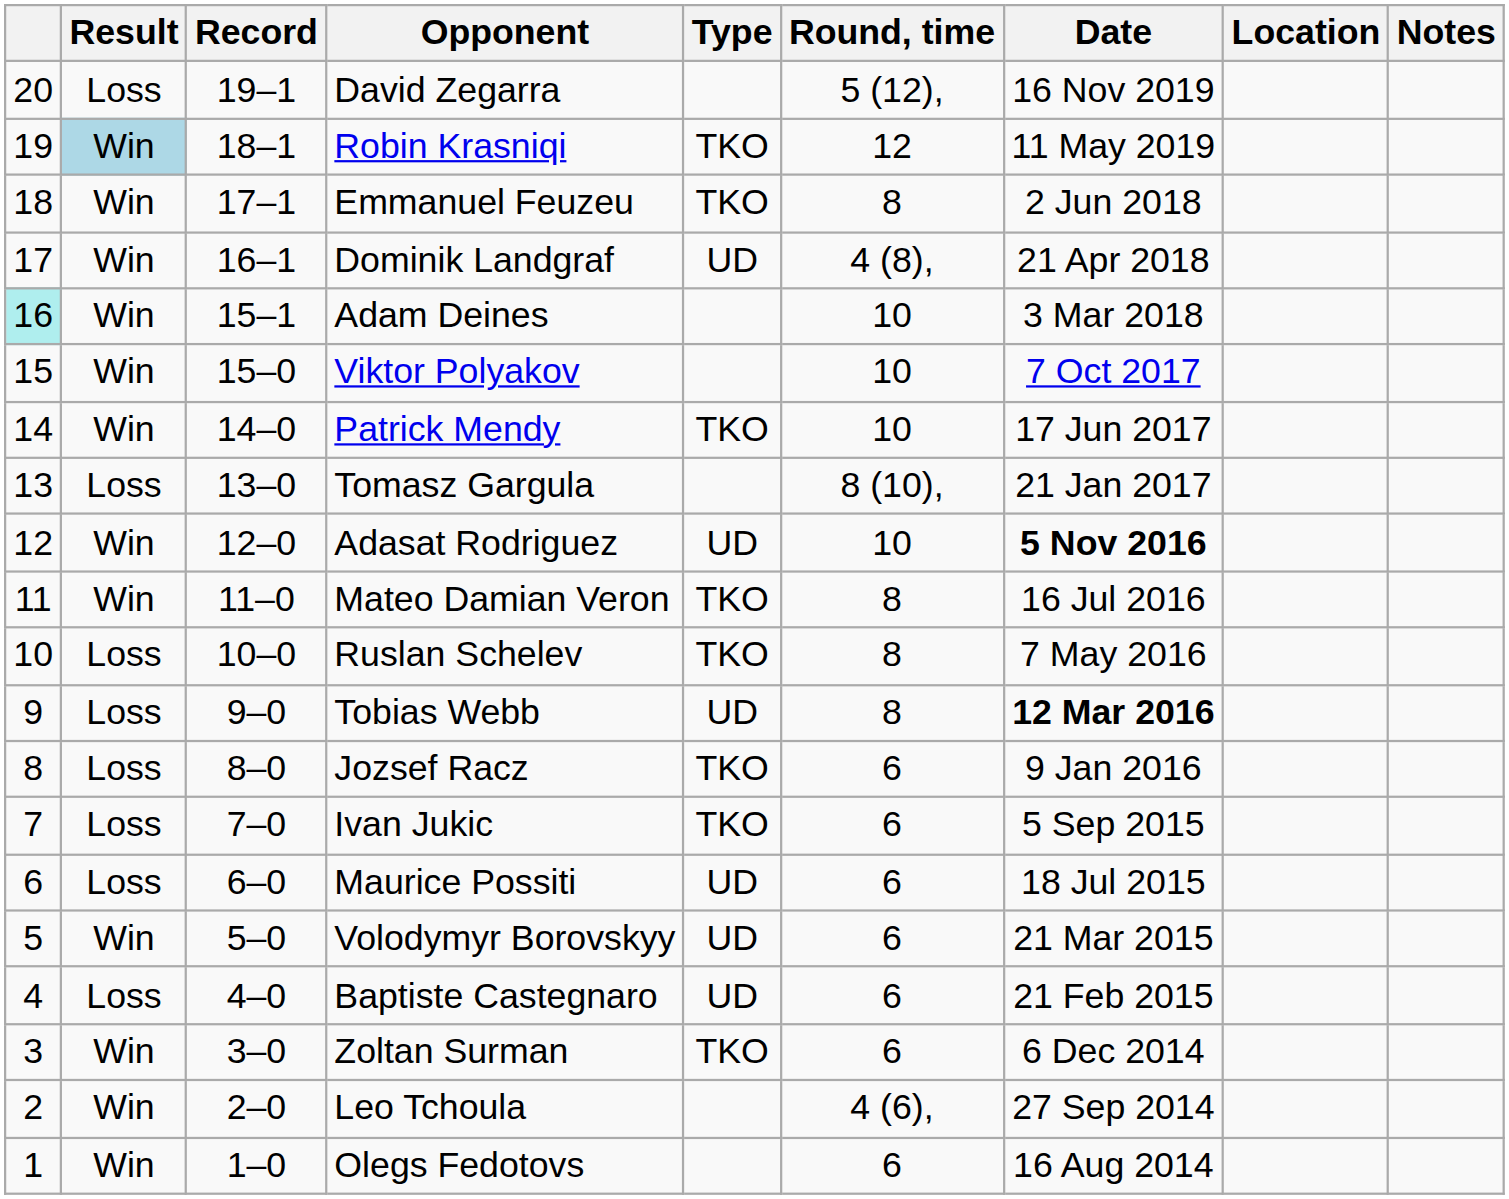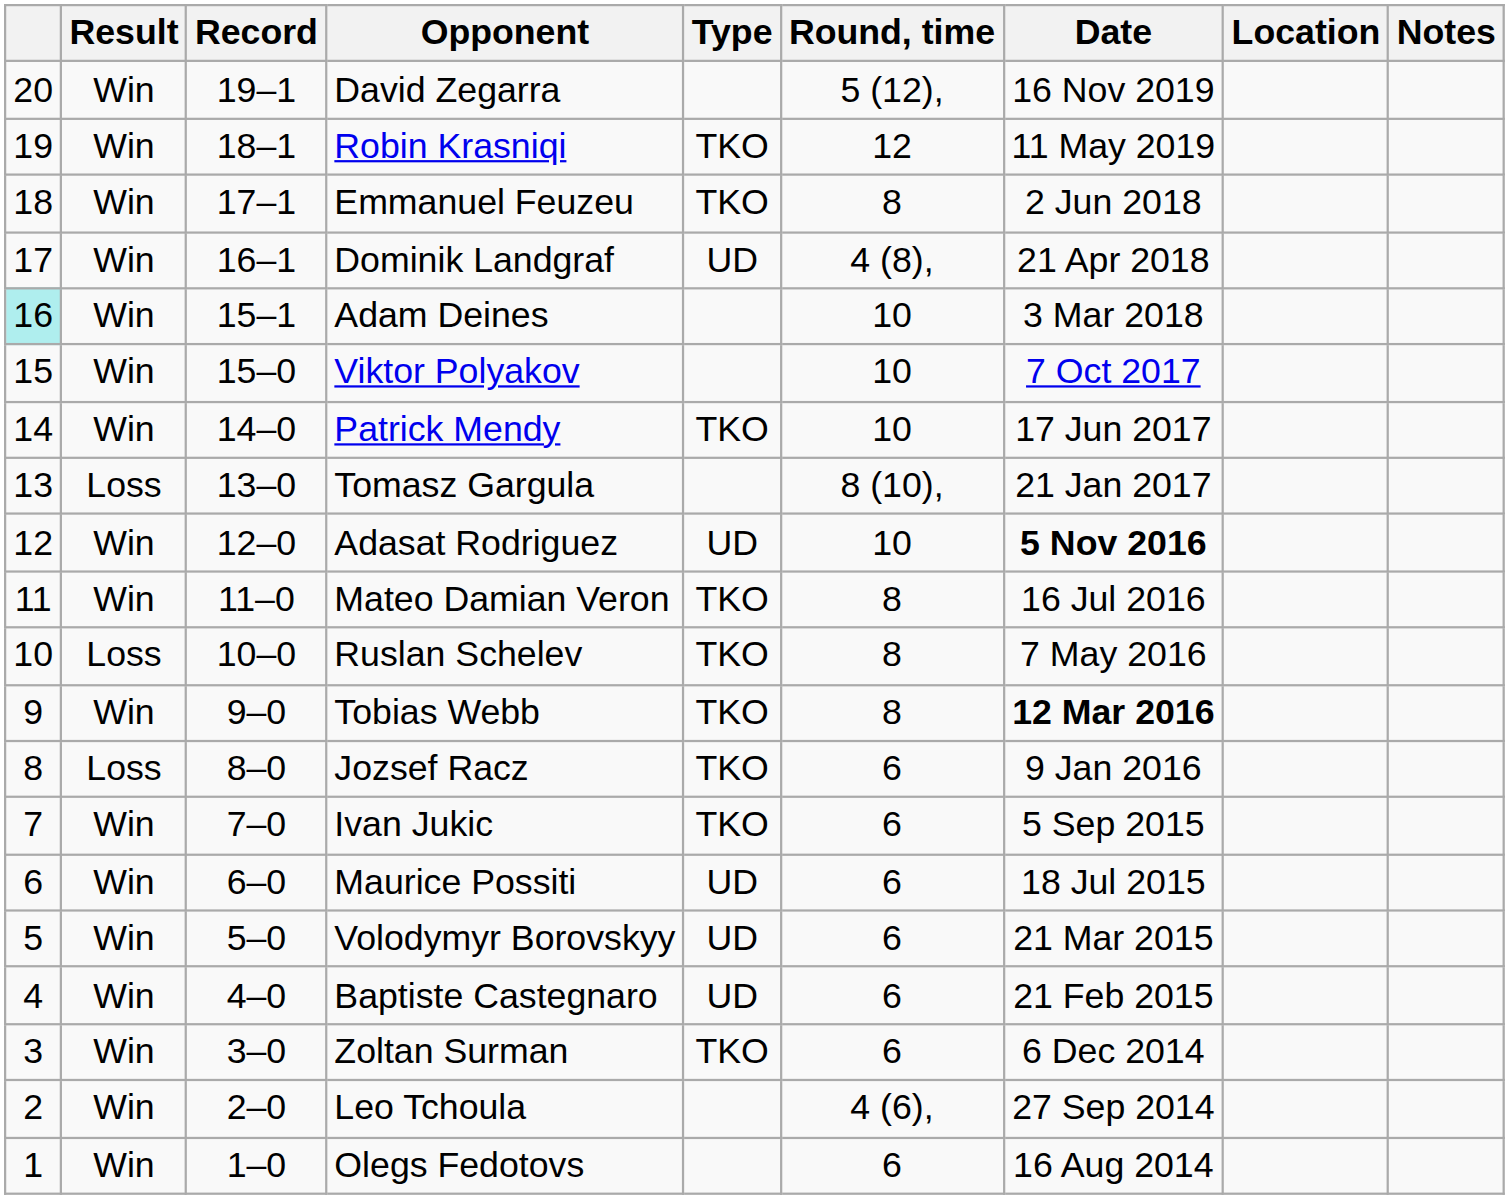(124, 89) Loss -> (124, 89) Win
(124, 145) lightblue background -> (124, 145) no background
(124, 711) Loss -> (124, 711) Win
(732, 711) UD -> (732, 711) TKO
(124, 825) Loss -> (124, 825) Win
(124, 881) Loss -> (124, 881) Win
(124, 994) Loss -> (124, 994) Win
